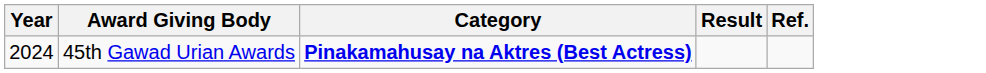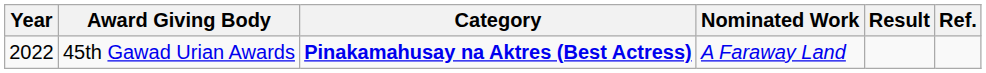+ column: (780, 20)
(31, 52) 2024 -> (31, 52) 2022
